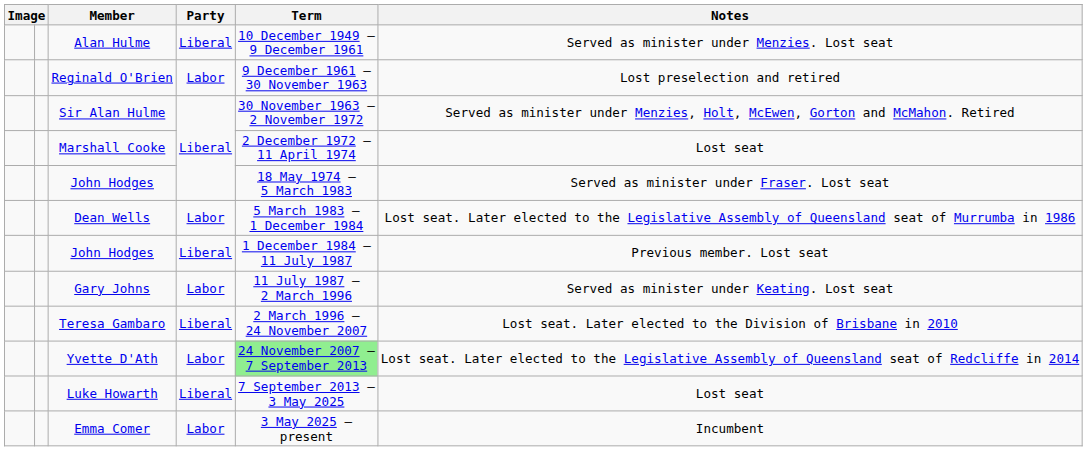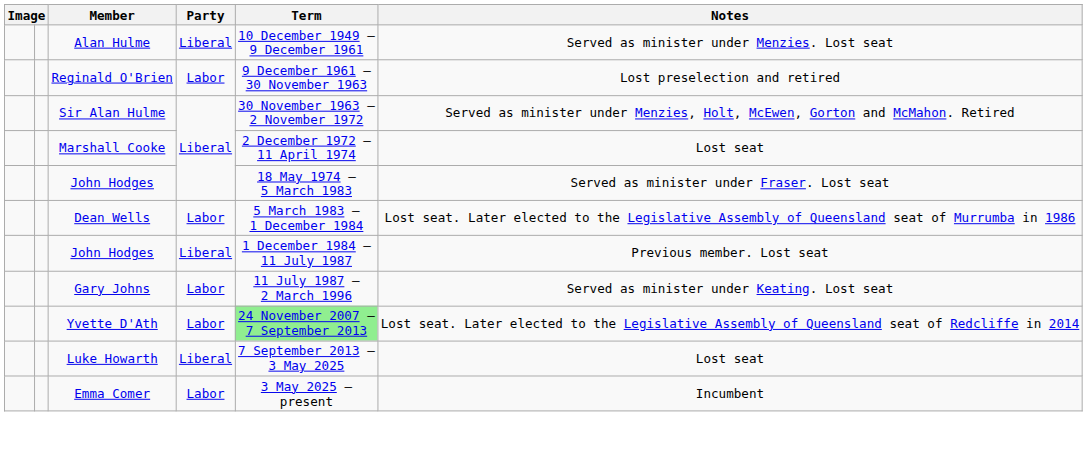- row: (112, 323)
